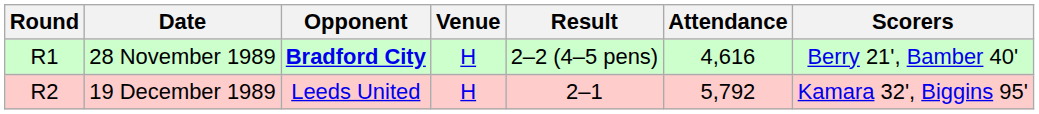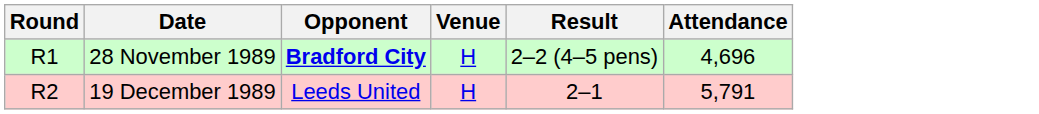- column: (913, 21)
(728, 56) 4,616 -> (728, 56) 4,696
(728, 91) 5,792 -> (728, 91) 5,791
